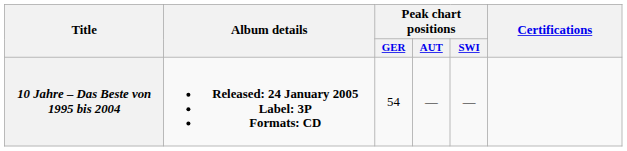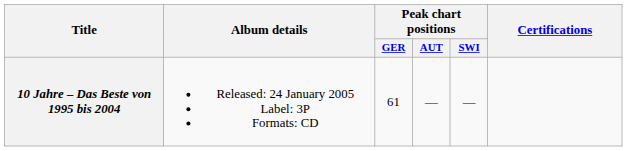(269, 109) bold -> (269, 109) normal
(393, 101) 54 -> (393, 101) 61
